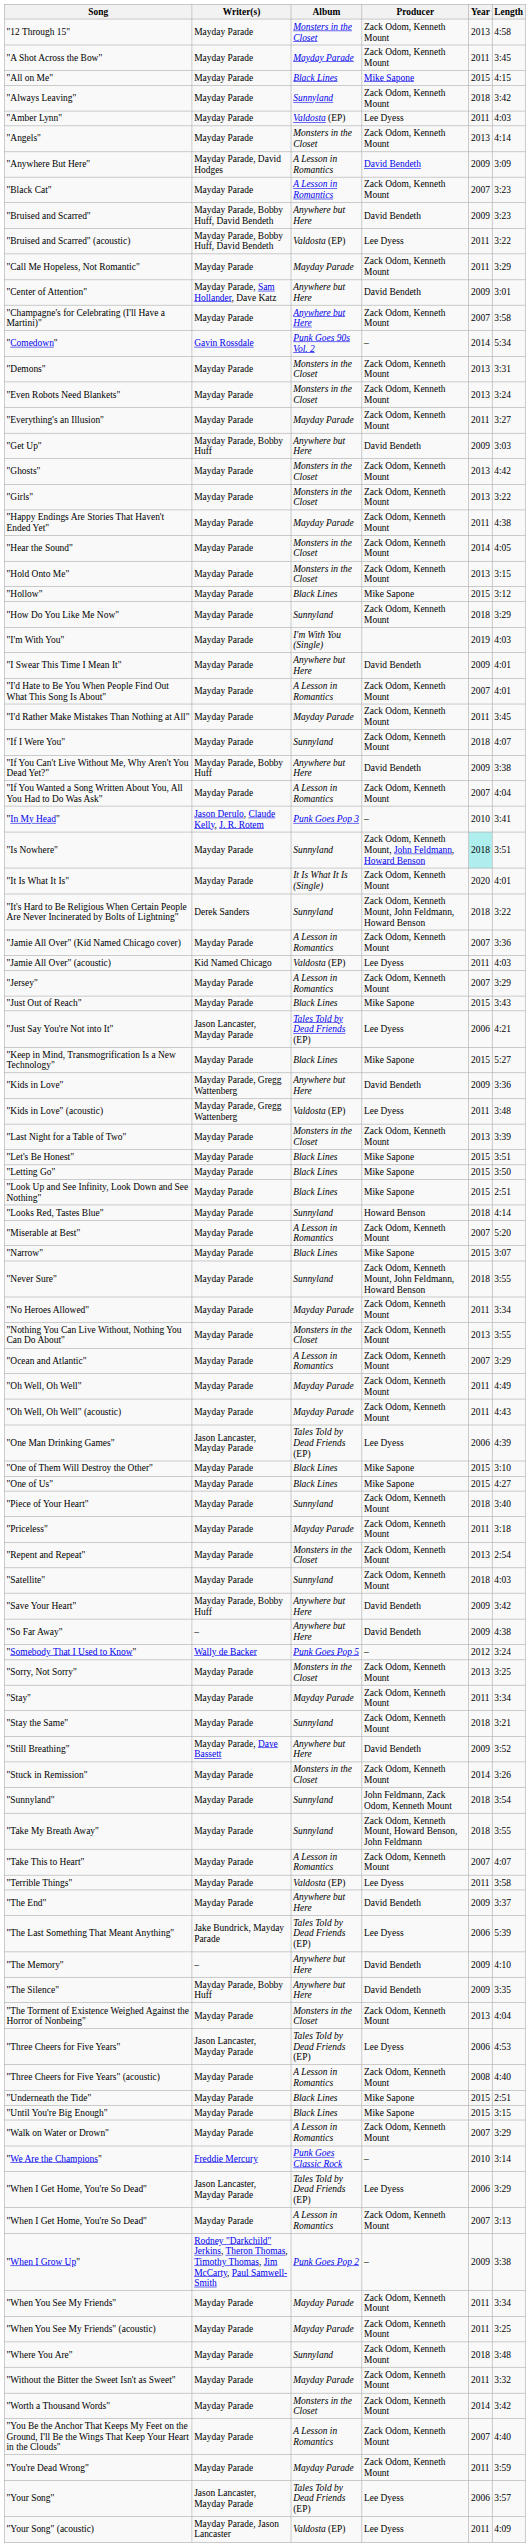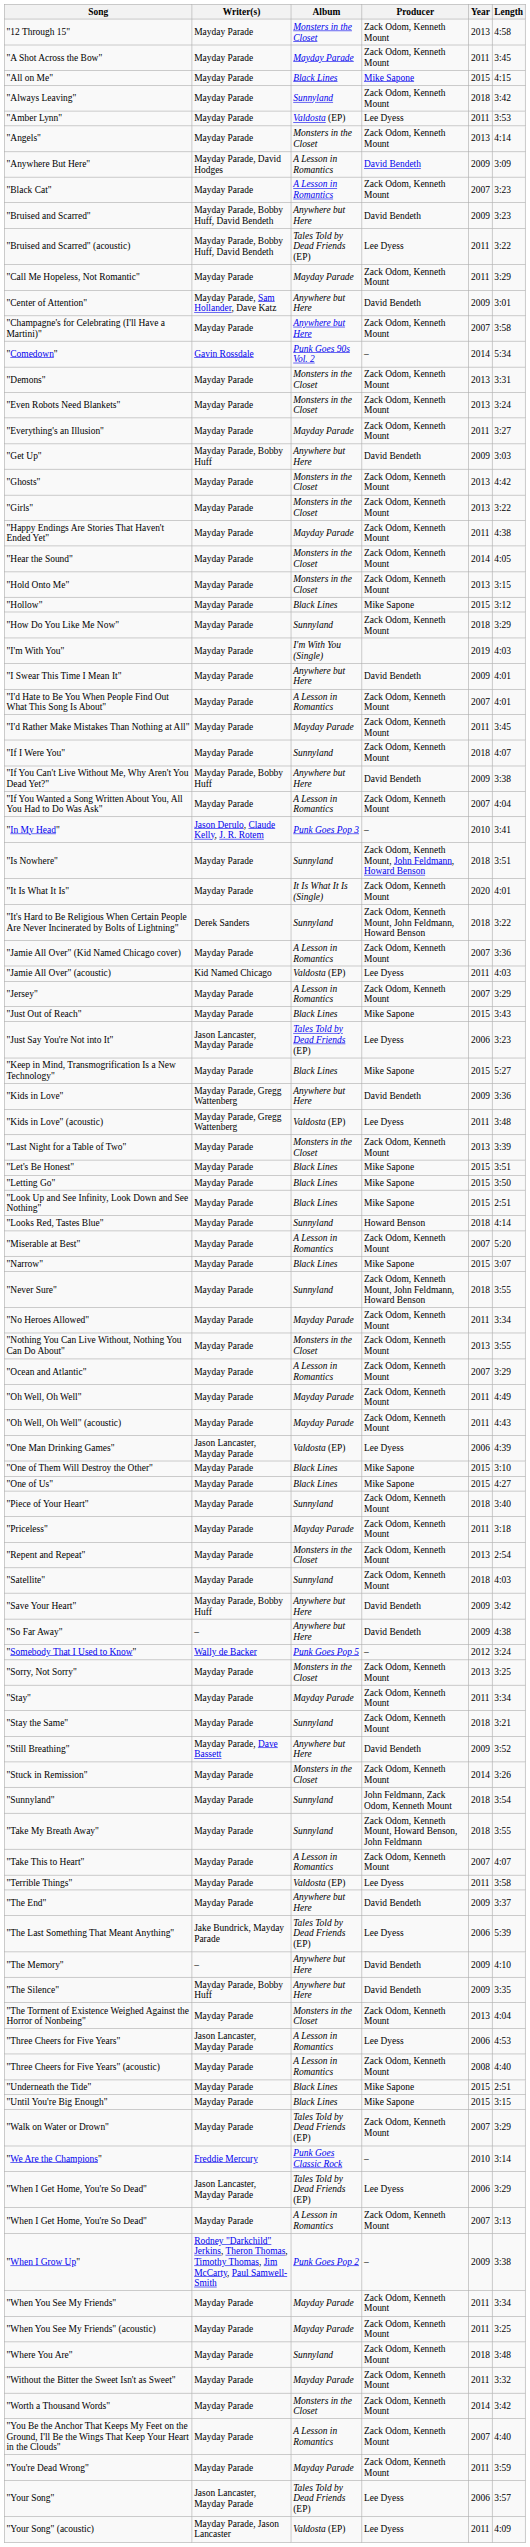(503, 118) 4:03 -> (503, 118) 3:53
(319, 241) Valdosta (EP) -> (319, 246) Tales Told by Dead Friends (EP)
(480, 850) paleturquoise background -> (480, 860) no background
(503, 1029) 4:21 -> (503, 1039) 3:23
(319, 1443) Tales Told by Dead Friends (EP) -> (319, 1448) Valdosta (EP)
(319, 2046) Tales Told by Dead Friends (EP) -> (315, 2041) A Lesson in Romantics
(315, 2133) A Lesson in Romantics -> (319, 2127) Tales Told by Dead Friends (EP)
